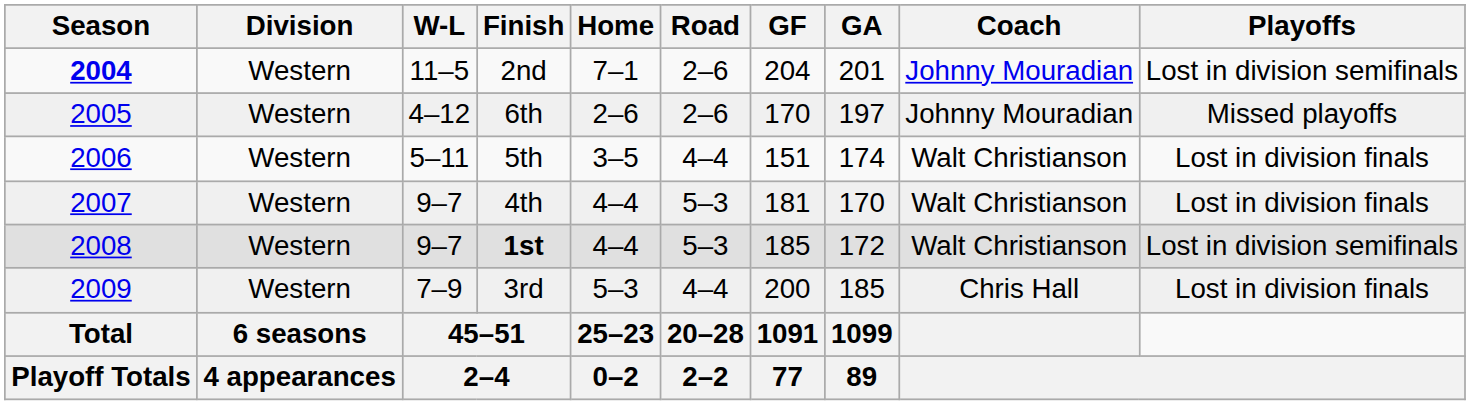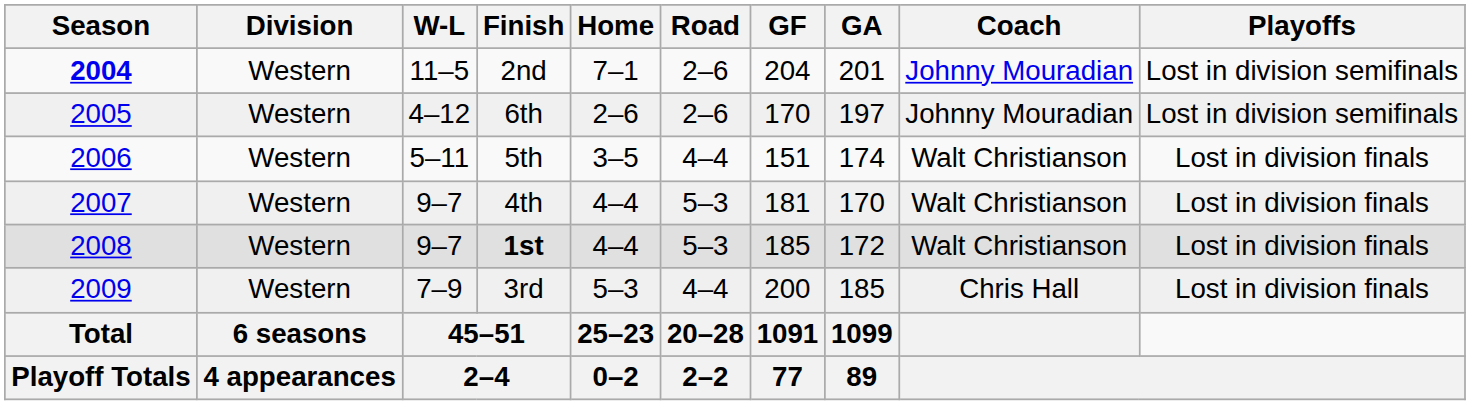(1302, 114) Missed playoffs -> (1302, 114) Lost in division semifinals
(1302, 245) Lost in division semifinals -> (1302, 245) Lost in division finals
